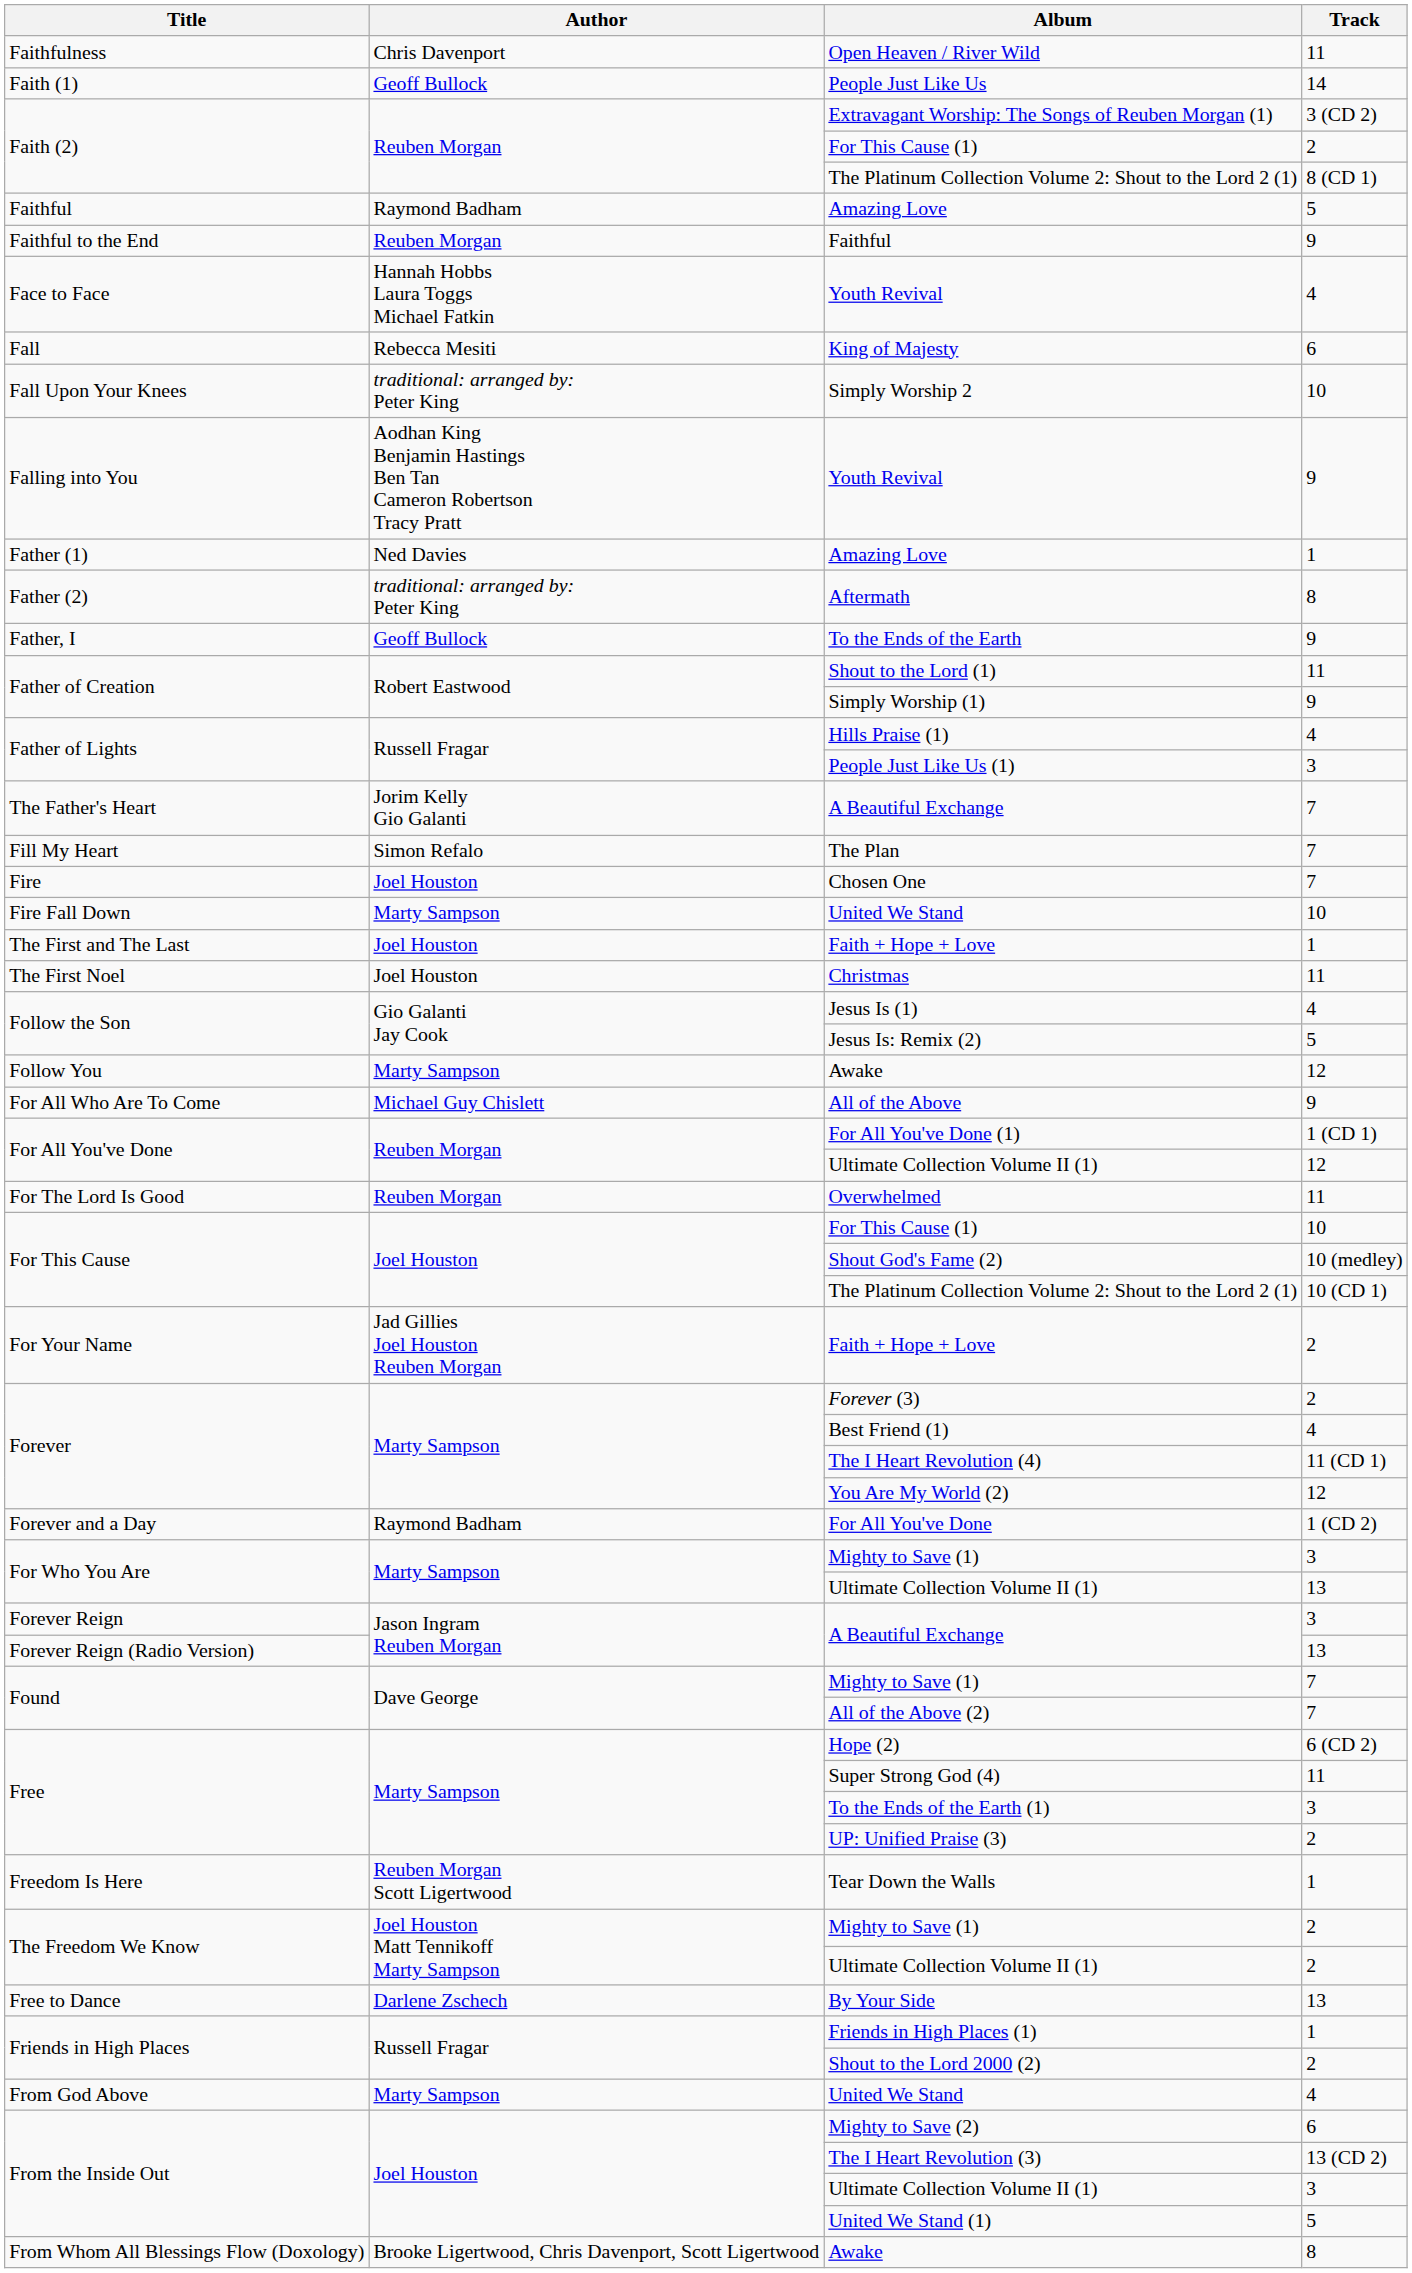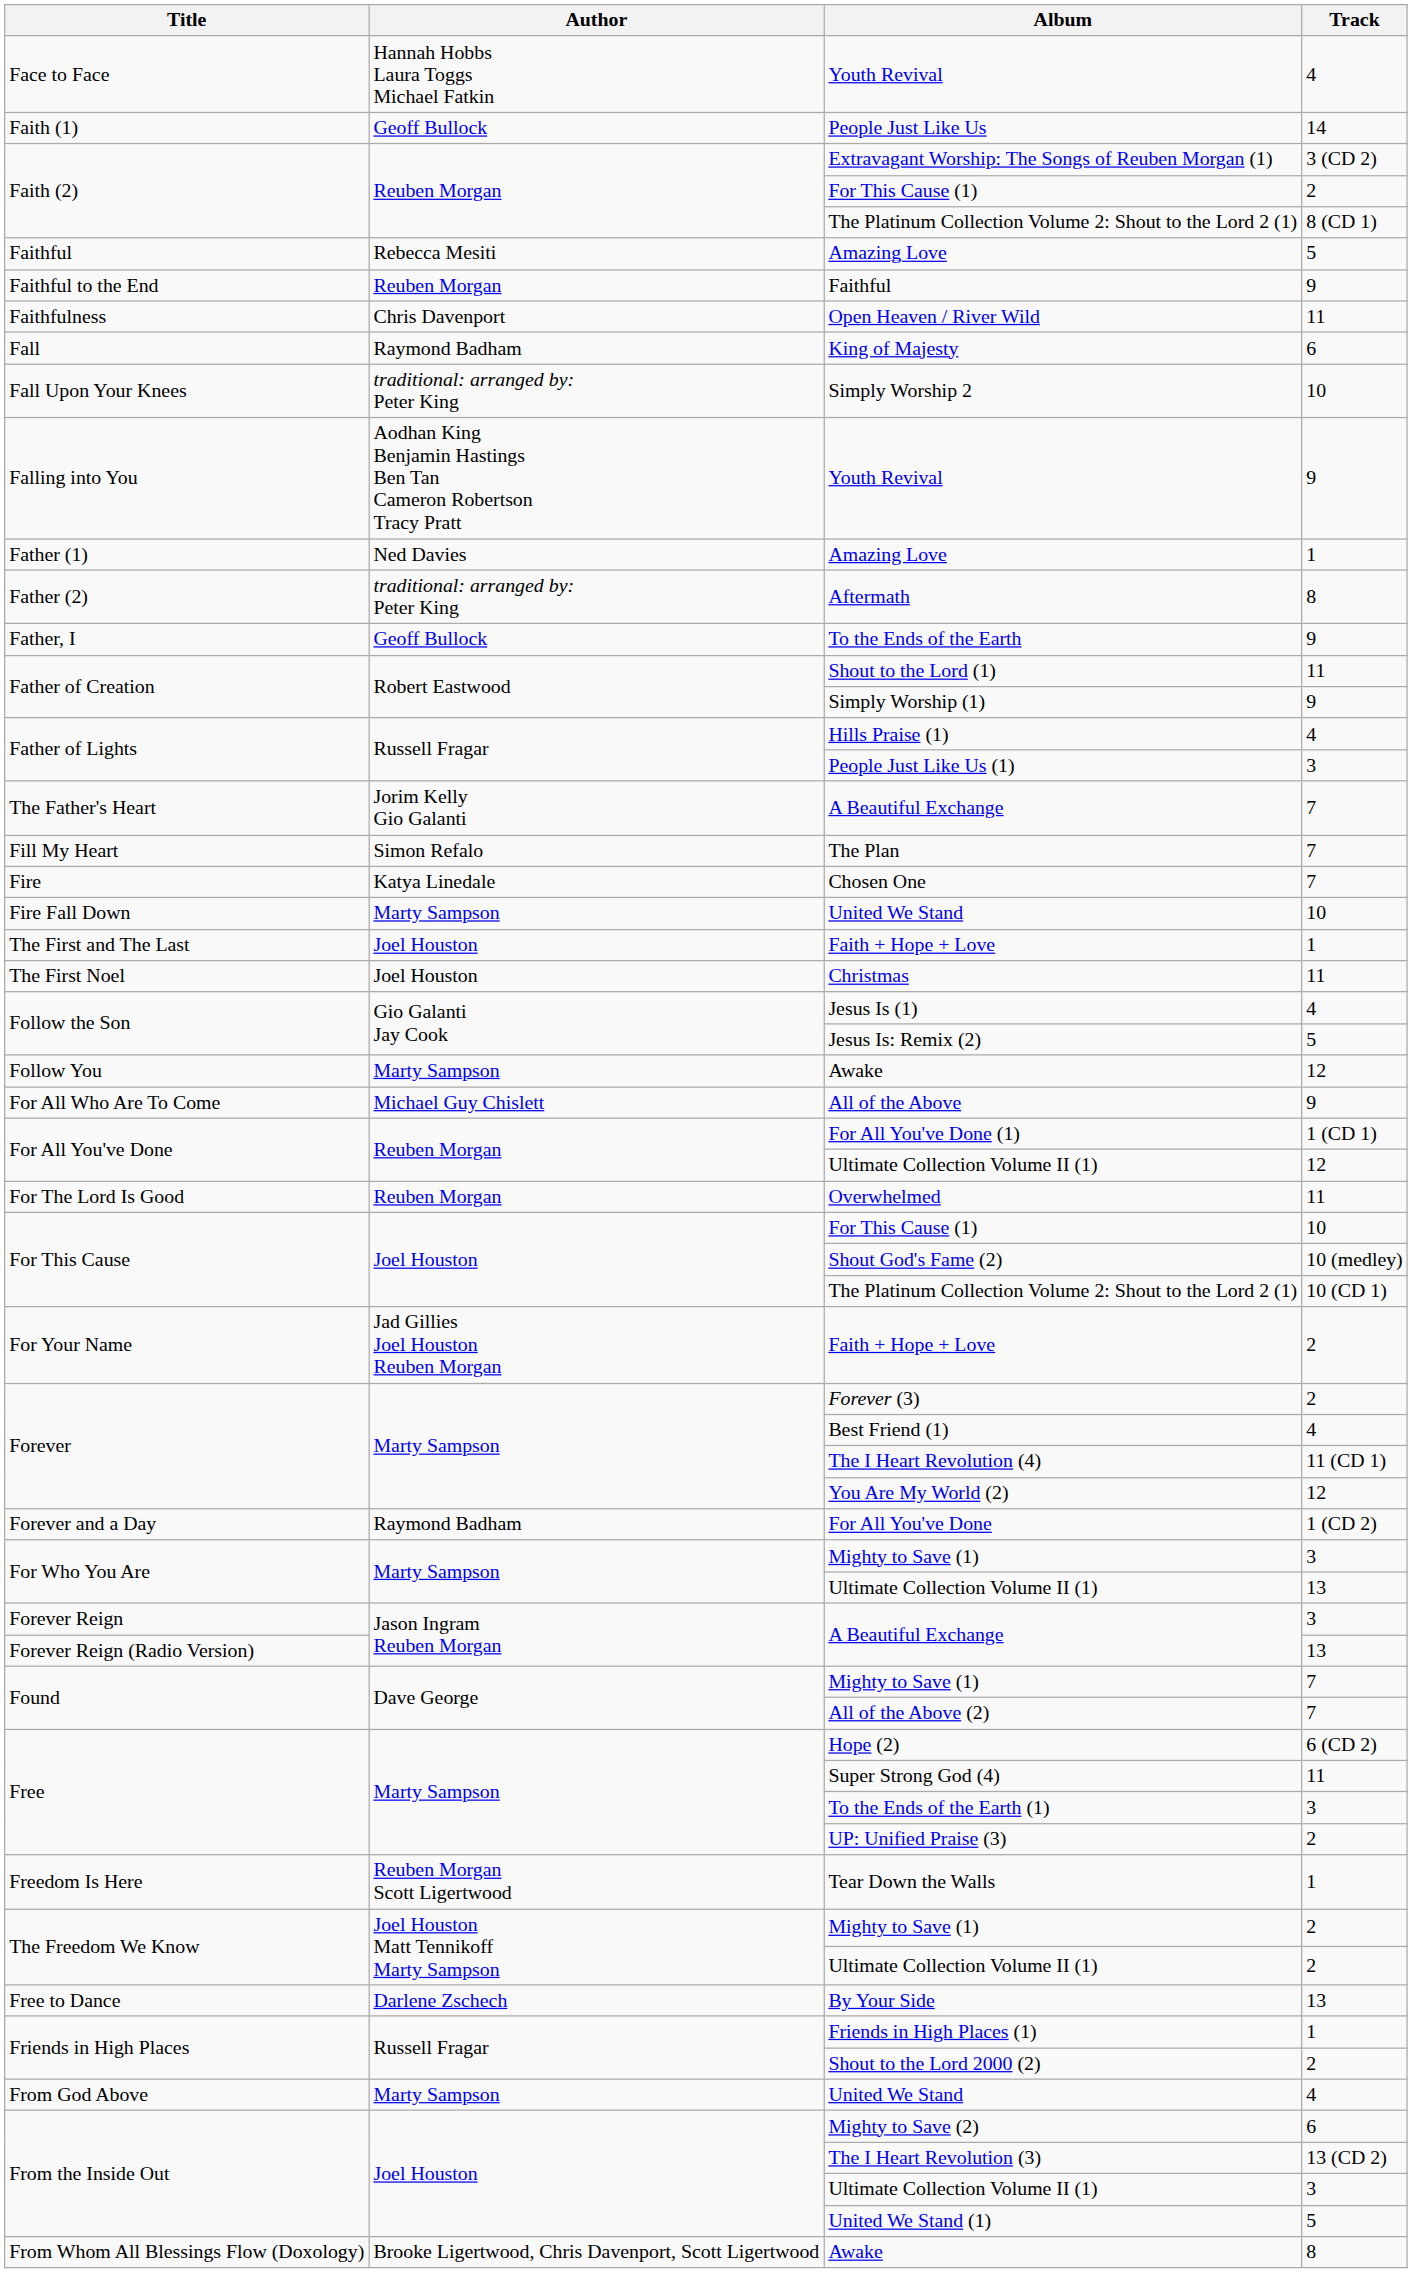rows swapped: (59, 294) <-> (58, 51)
(448, 209) Raymond Badham -> (435, 253) Rebecca Mesiti
(435, 348) Rebecca Mesiti -> (448, 348) Raymond Badham
(426, 881) Joel Houston -> (434, 881) Katya Linedale
